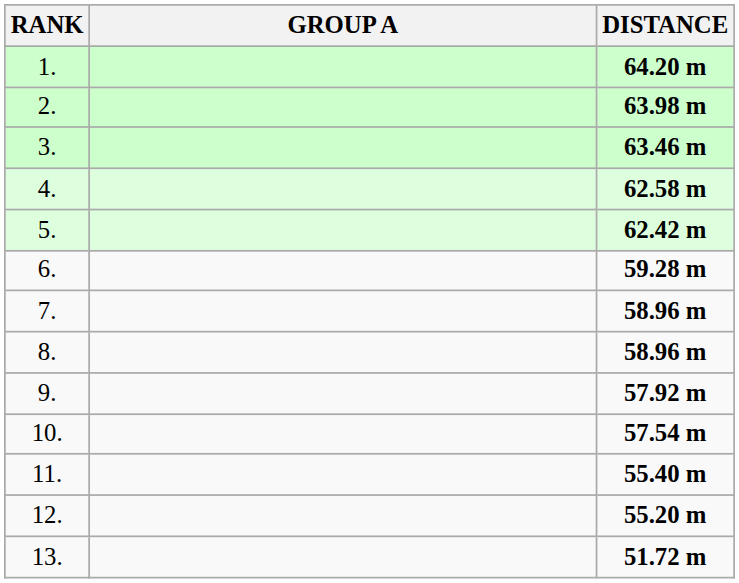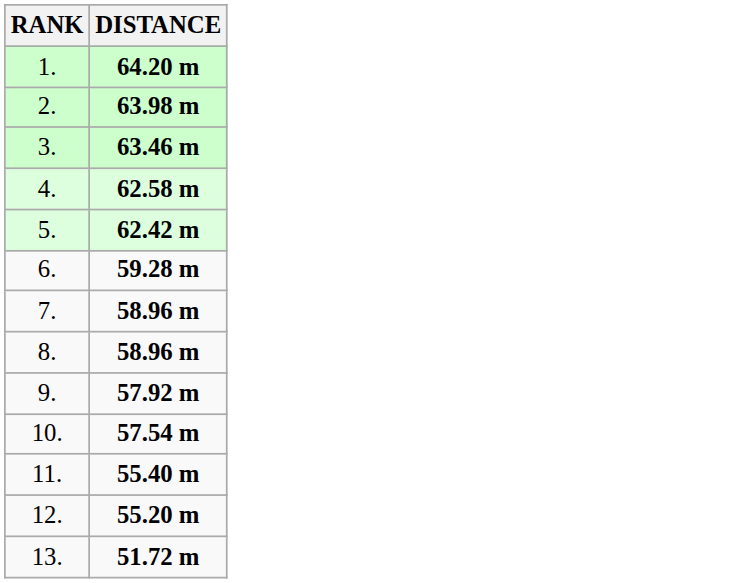- column: (343, 25)
